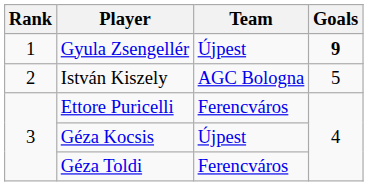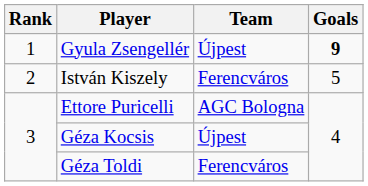(251, 78) AGC Bologna -> (243, 78) Ferencváros
(243, 107) Ferencváros -> (251, 107) AGC Bologna
